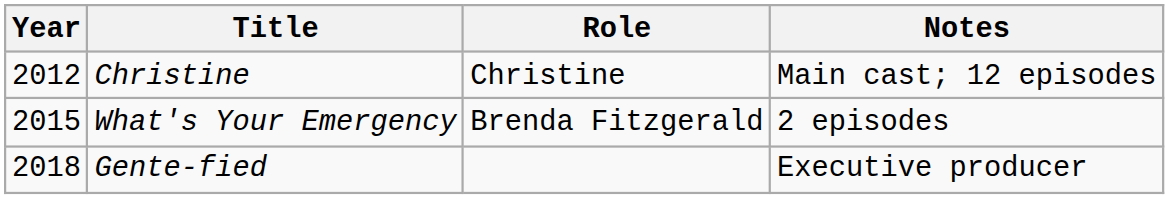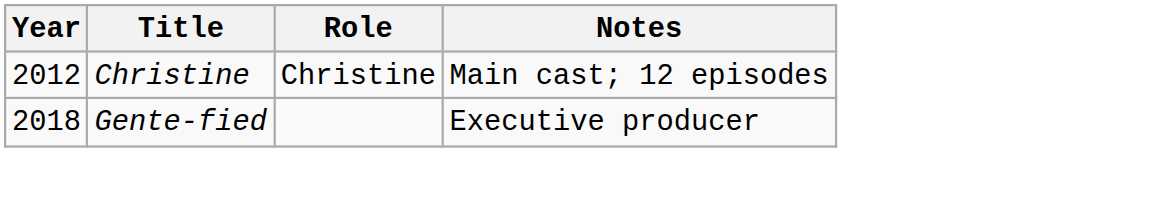- row: (276, 122)
